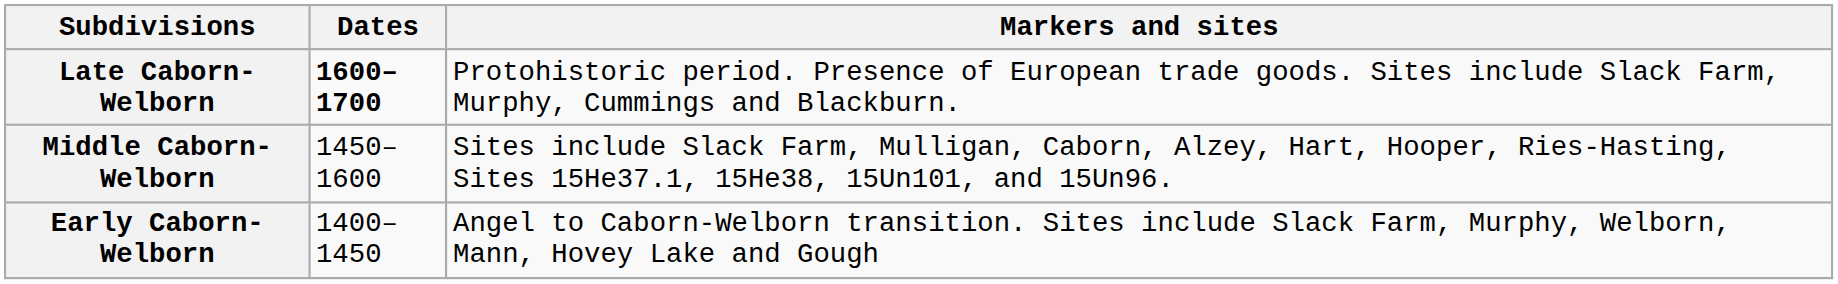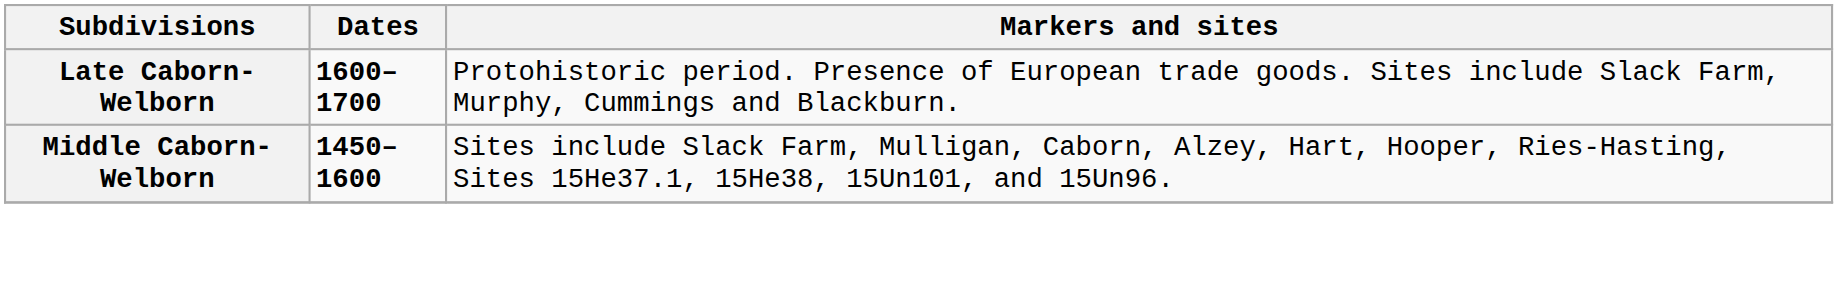(357, 164) normal -> (357, 164) bold
- row: (157, 240)
